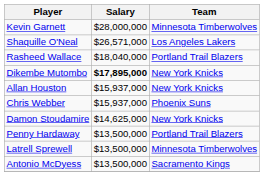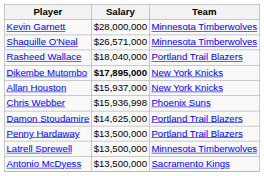(193, 42) Los Angeles Lakers -> (204, 42) Minnesota Timberwolves
(120, 103) $15,937,000 -> (120, 103) $15,936,998
(187, 118) New York Knicks -> (197, 118) Portland Trail Blazers
